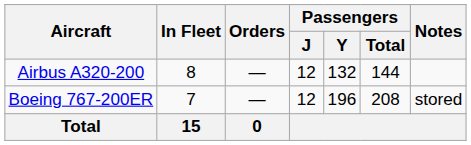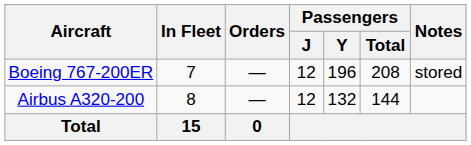rows swapped: (81, 72) <-> (81, 99)
